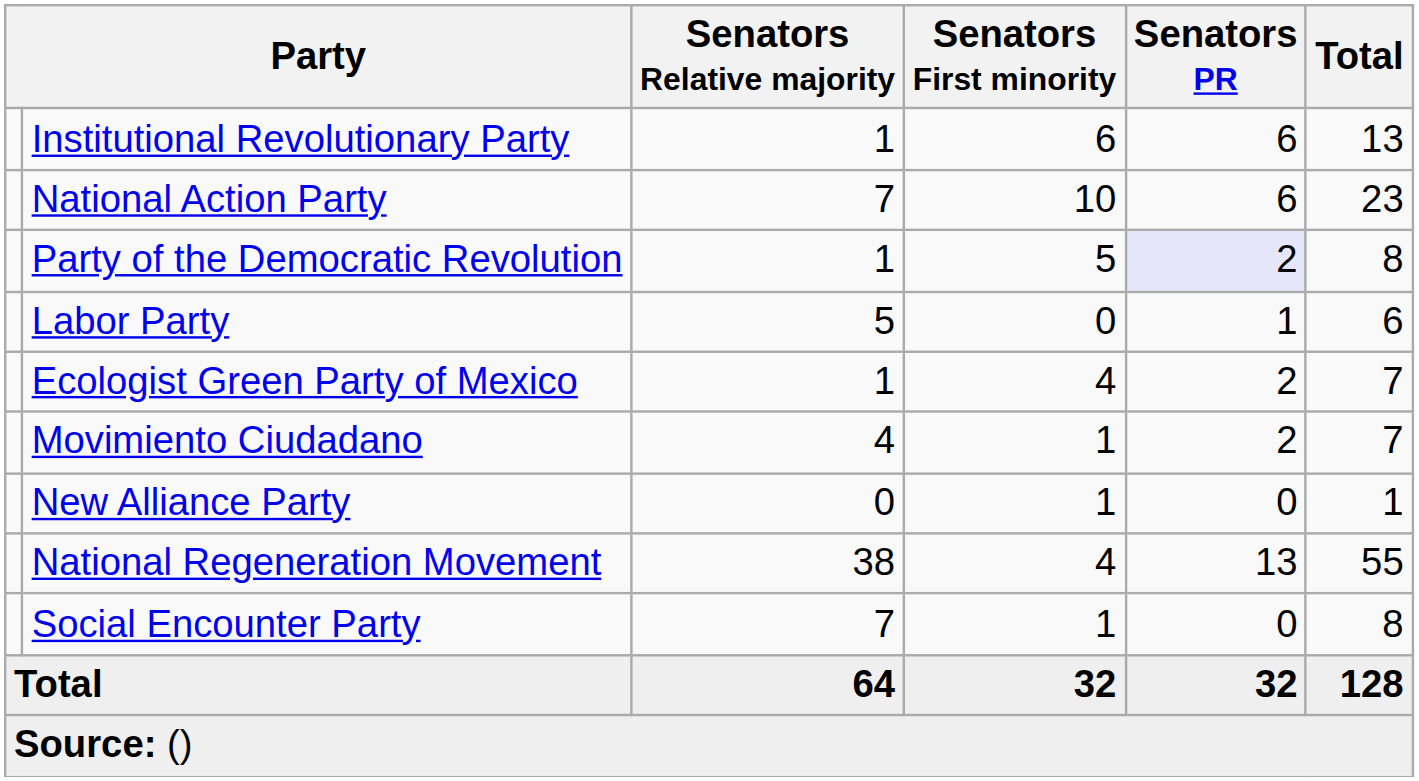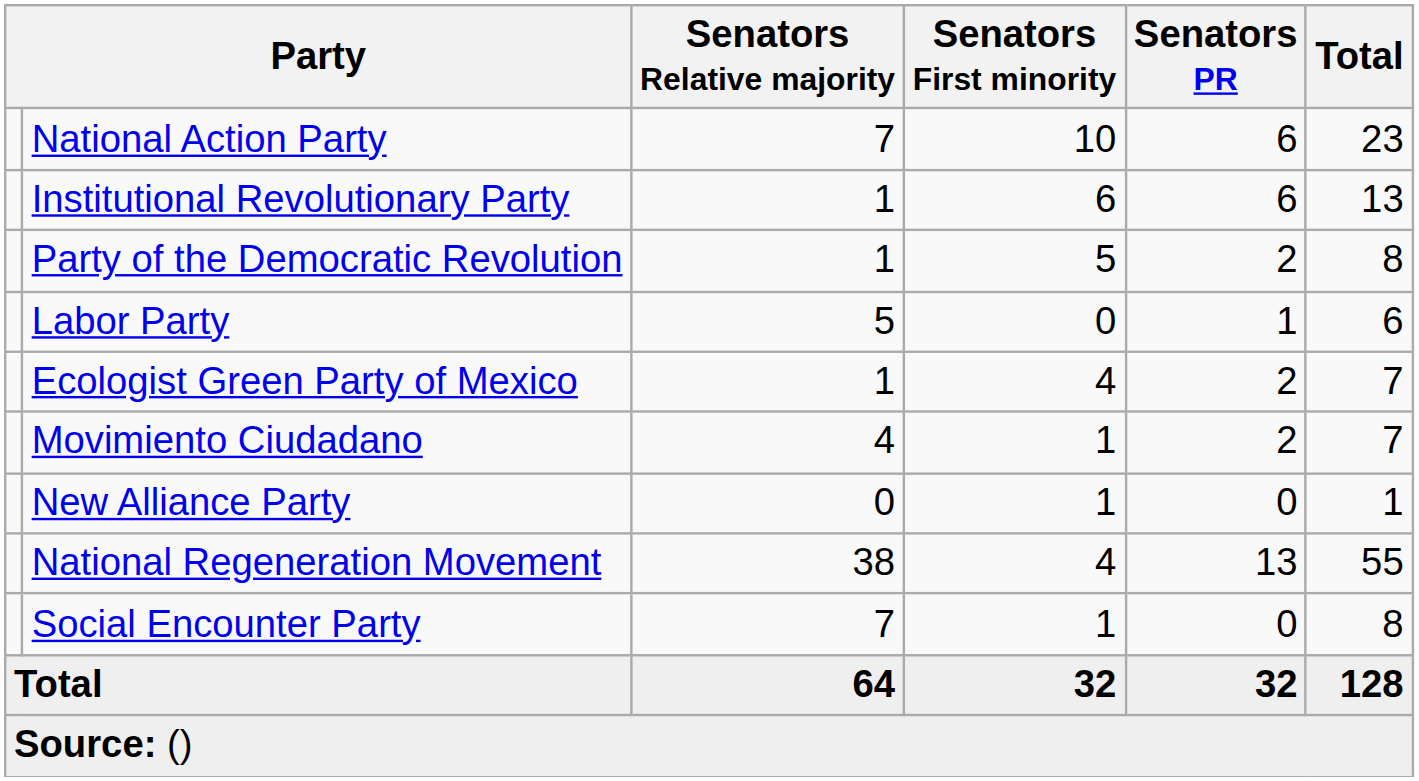rows swapped: (209, 199) <-> (301, 138)
(1287, 259) lavender background -> (1287, 259) no background
